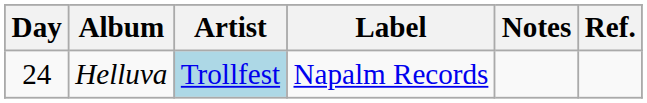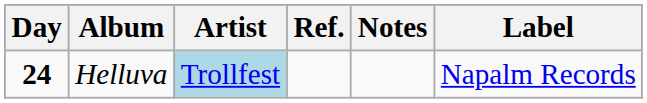columns swapped: (391, 27) <-> (610, 27)
(37, 73) normal -> (37, 73) bold
